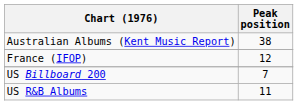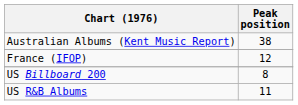(265, 75) 7 -> (265, 75) 8
